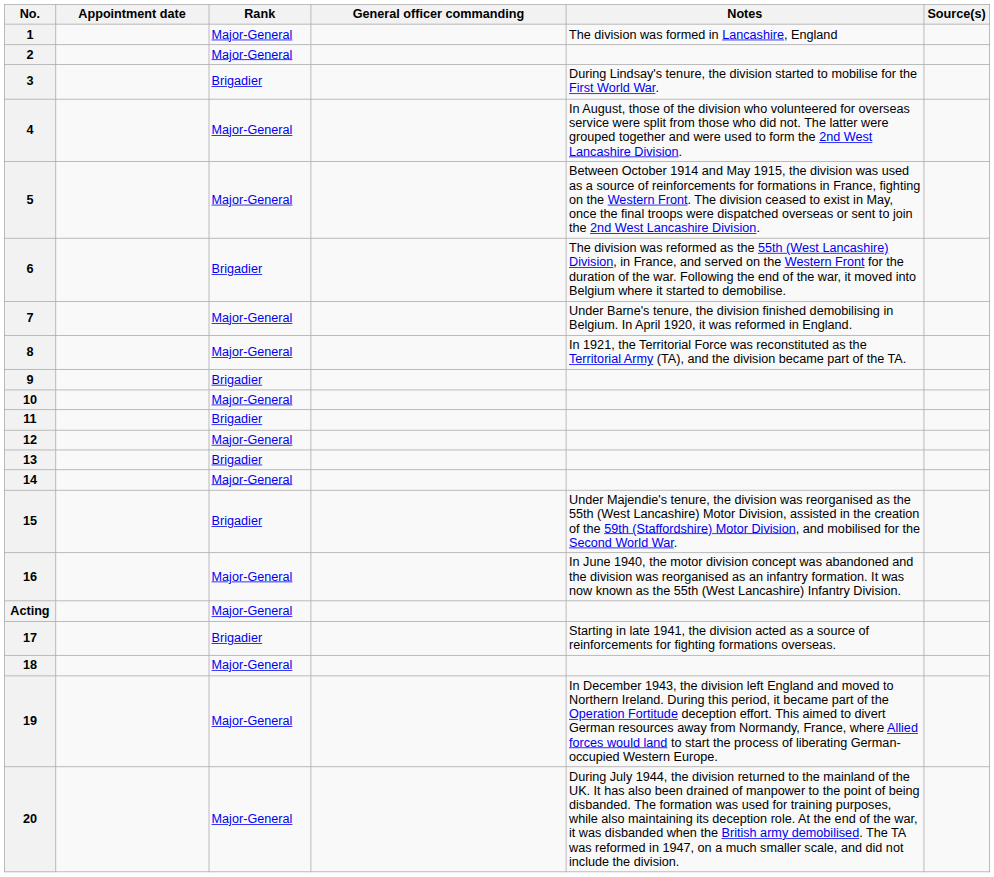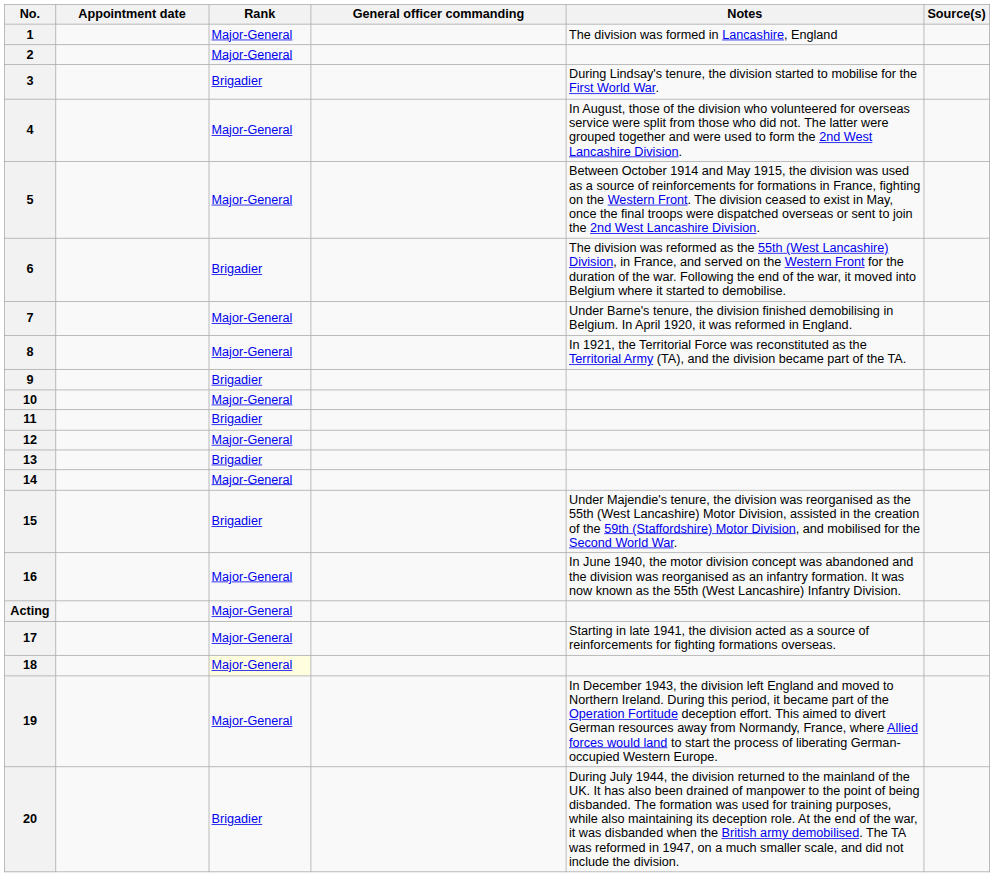(237, 638) Brigadier -> (252, 638) Major-General
(252, 665) no background -> (252, 665) lightyellow background
(252, 819) Major-General -> (237, 819) Brigadier
